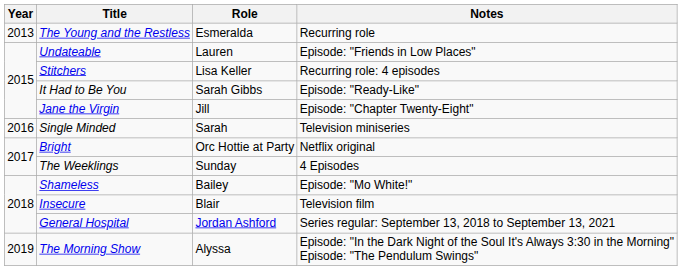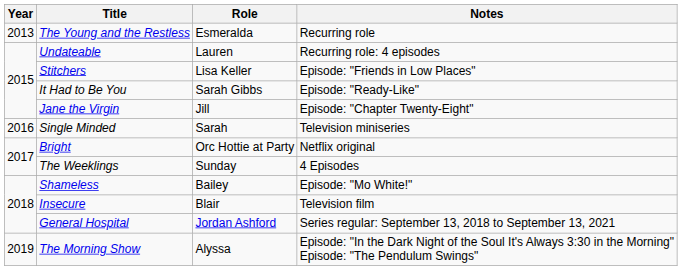(388, 52) Episode: "Friends in Low Places" -> (370, 52) Recurring role: 4 episodes
(370, 71) Recurring role: 4 episodes -> (388, 71) Episode: "Friends in Low Places"
